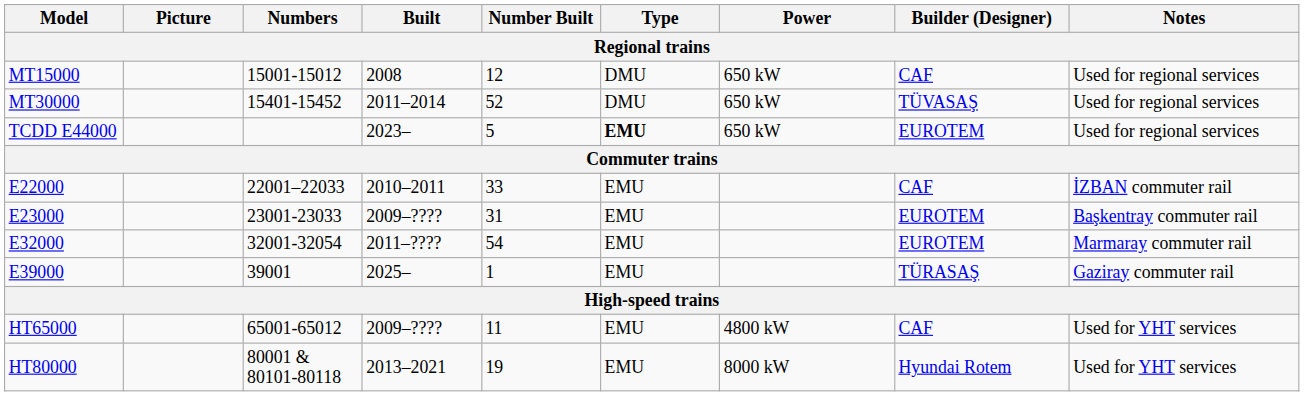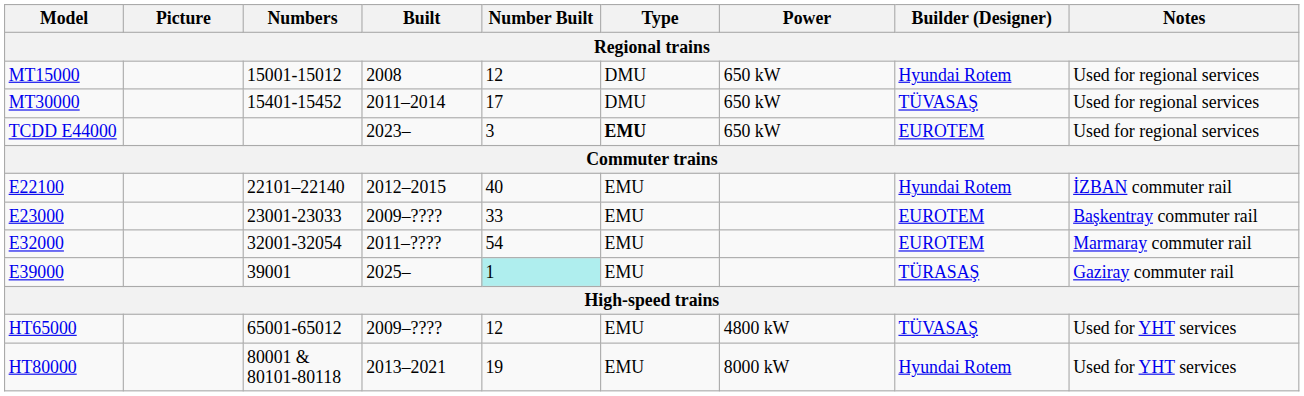(916, 74) CAF -> (955, 74) Hyundai Rotem
(494, 103) 52 -> (494, 103) 17
(490, 131) 5 -> (490, 131) 3
- row: (36, 187)
+ row: (36, 187)
(494, 215) 31 -> (494, 215) 33
(490, 272) no background -> (490, 272) paleturquoise background
(494, 328) 11 -> (494, 328) 12
(916, 328) CAF -> (938, 328) TÜVASAŞ
